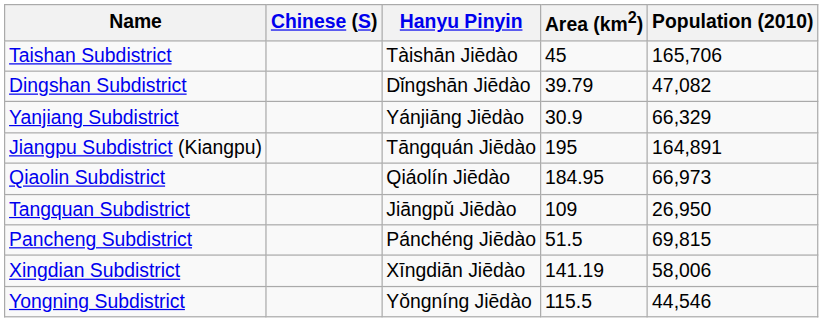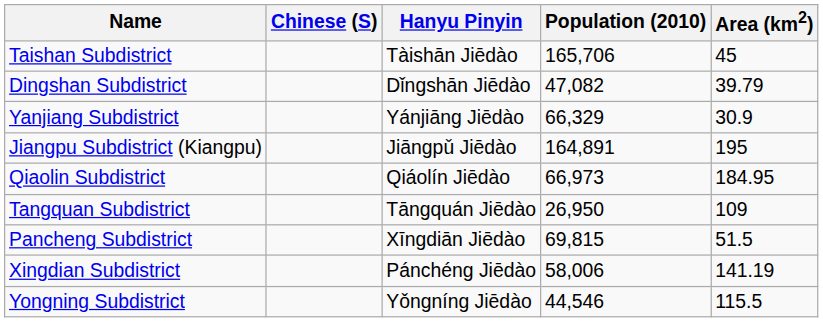columns swapped: (733, 22) <-> (594, 22)
(461, 147) Tāngquán Jiēdào -> (451, 147) Jiāngpǔ Jiēdào
(451, 209) Jiāngpǔ Jiēdào -> (461, 209) Tāngquán Jiēdào
(461, 240) Pánchéng Jiēdào -> (456, 240) Xīngdiān Jiēdào
(456, 270) Xīngdiān Jiēdào -> (461, 270) Pánchéng Jiēdào
